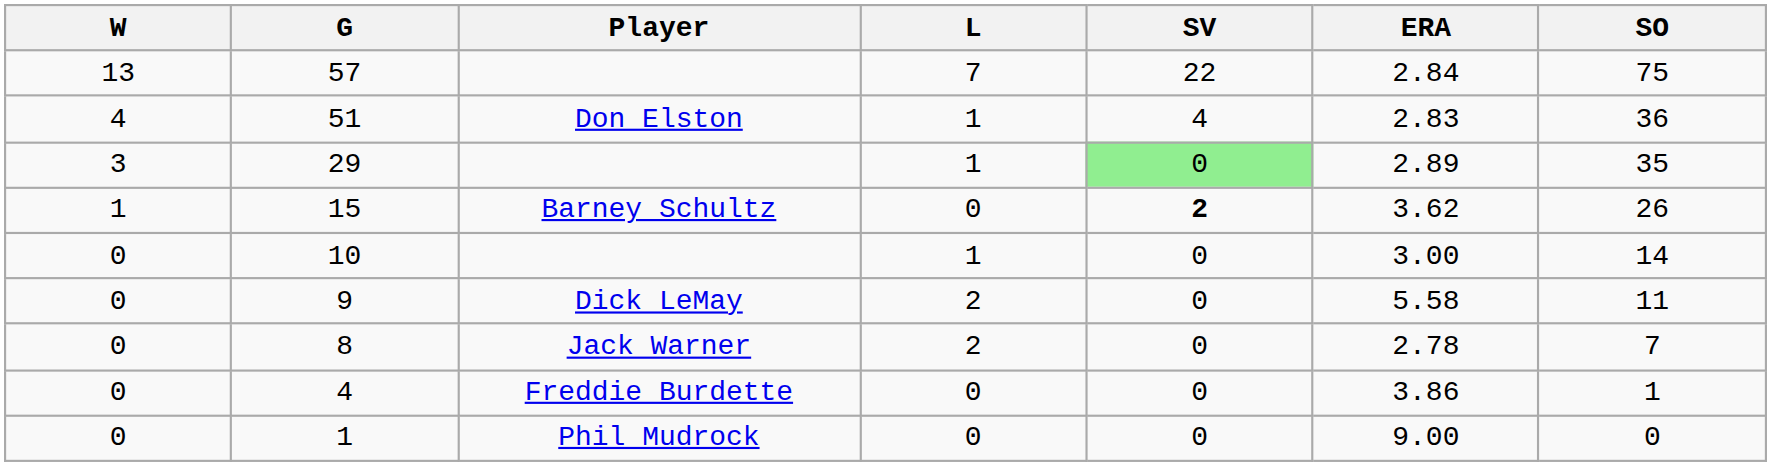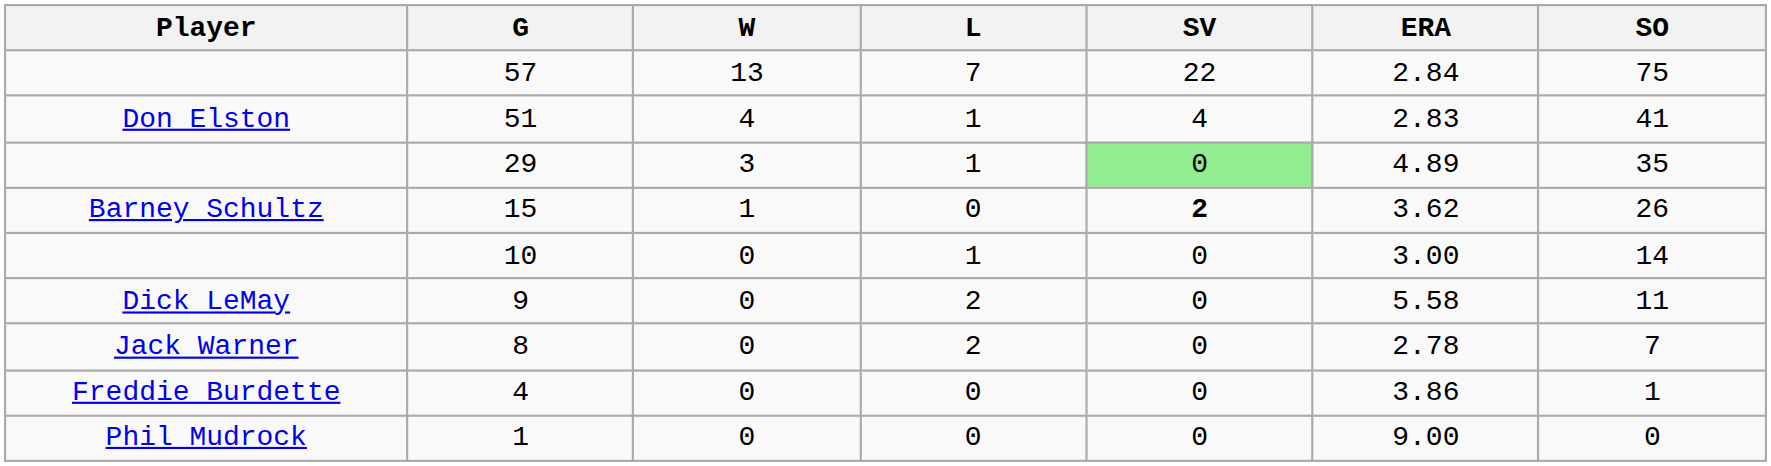columns swapped: (659, 28) <-> (118, 28)
(1652, 119) 36 -> (1652, 119) 41
(1426, 165) 2.89 -> (1426, 165) 4.89
